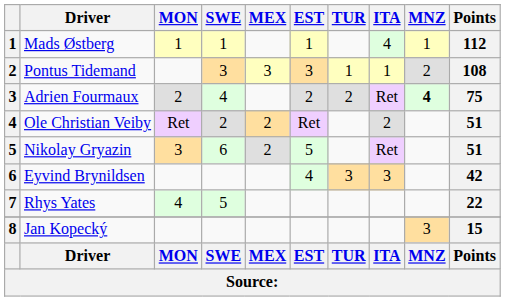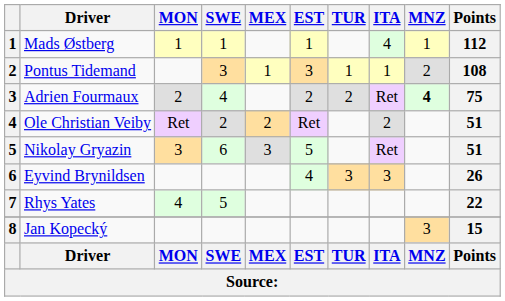(268, 70) 3 -> (268, 70) 1
(268, 149) 2 -> (268, 149) 3
(475, 176) 42 -> (475, 176) 26
